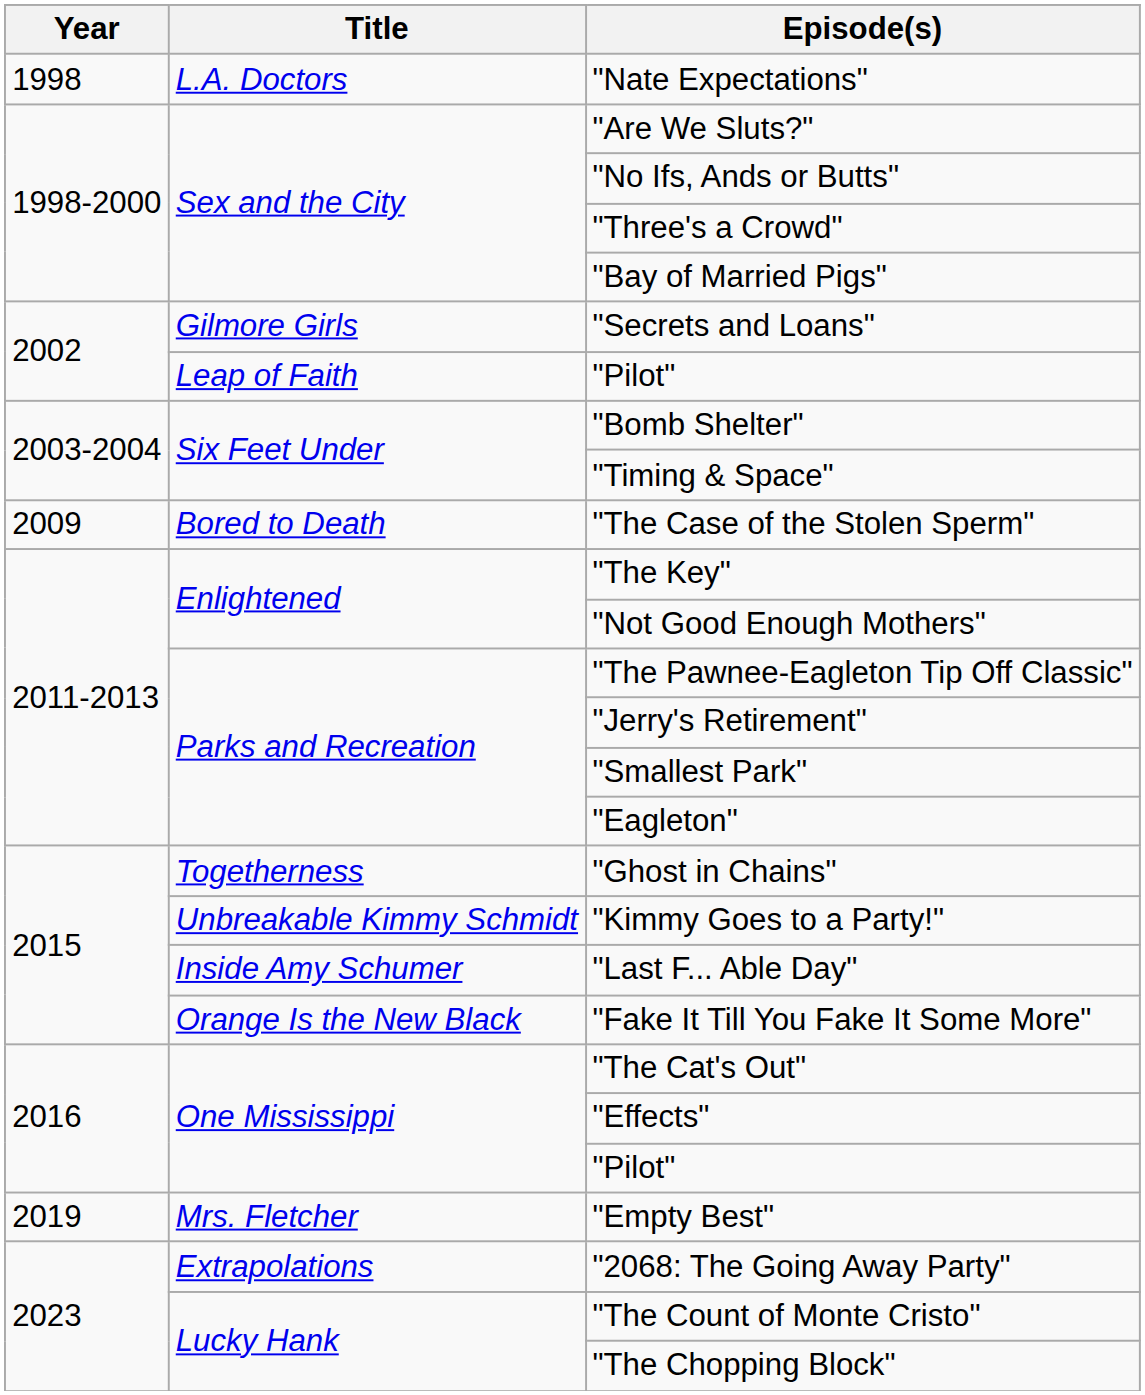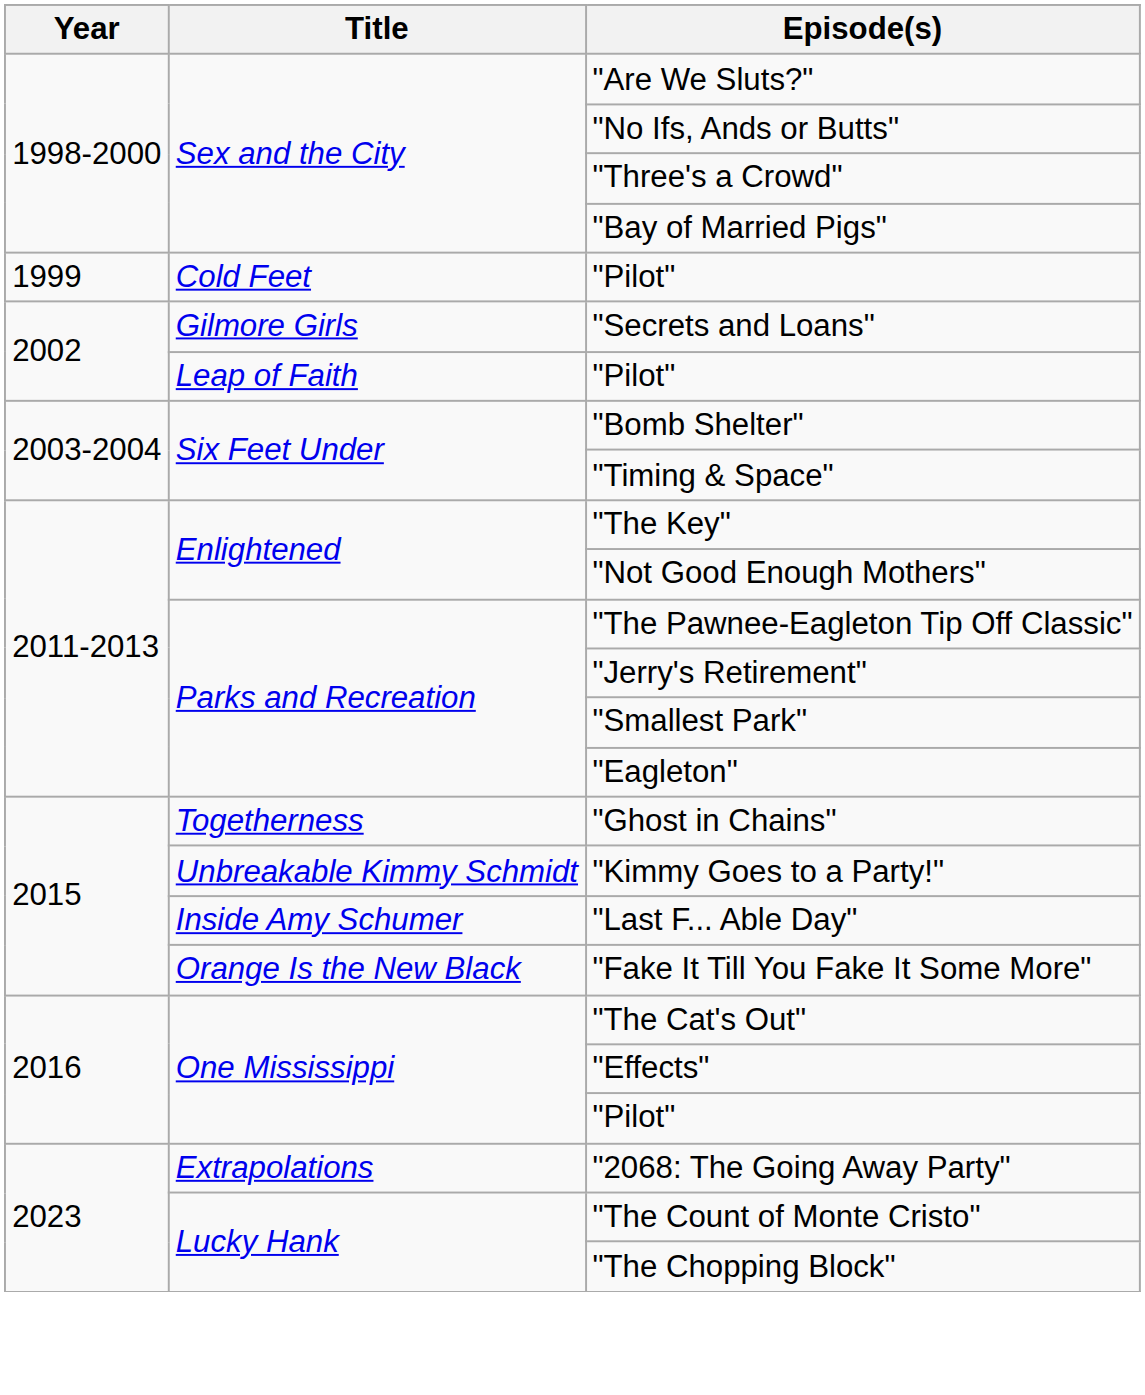- row: (262, 78)
+ row: (243, 276)
- row: (281, 524)
- row: (267, 1216)
